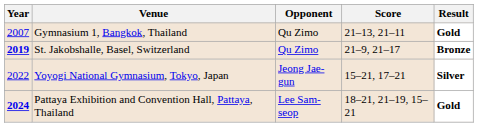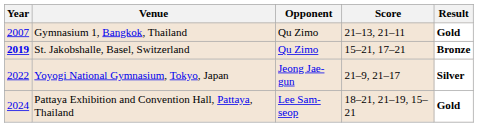(372, 50) 21–9, 21–17 -> (375, 50) 15–21, 17–21
(375, 75) 15–21, 17–21 -> (372, 75) 21–9, 21–17
(18, 106) bold -> (18, 106) normal
